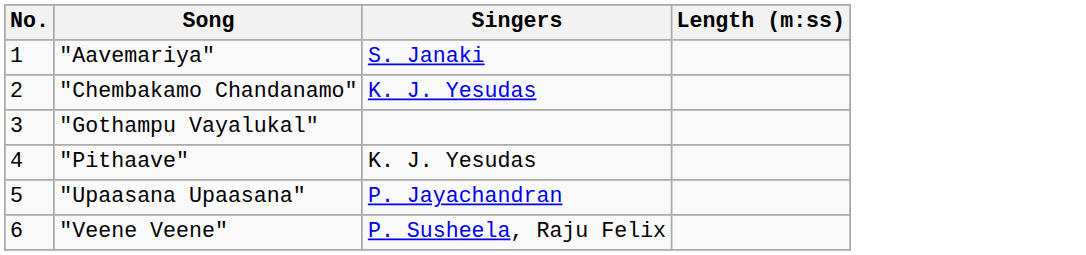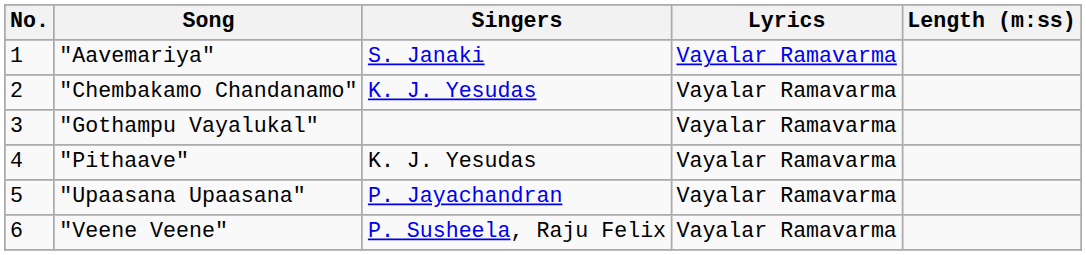+ column: (787, 23)
